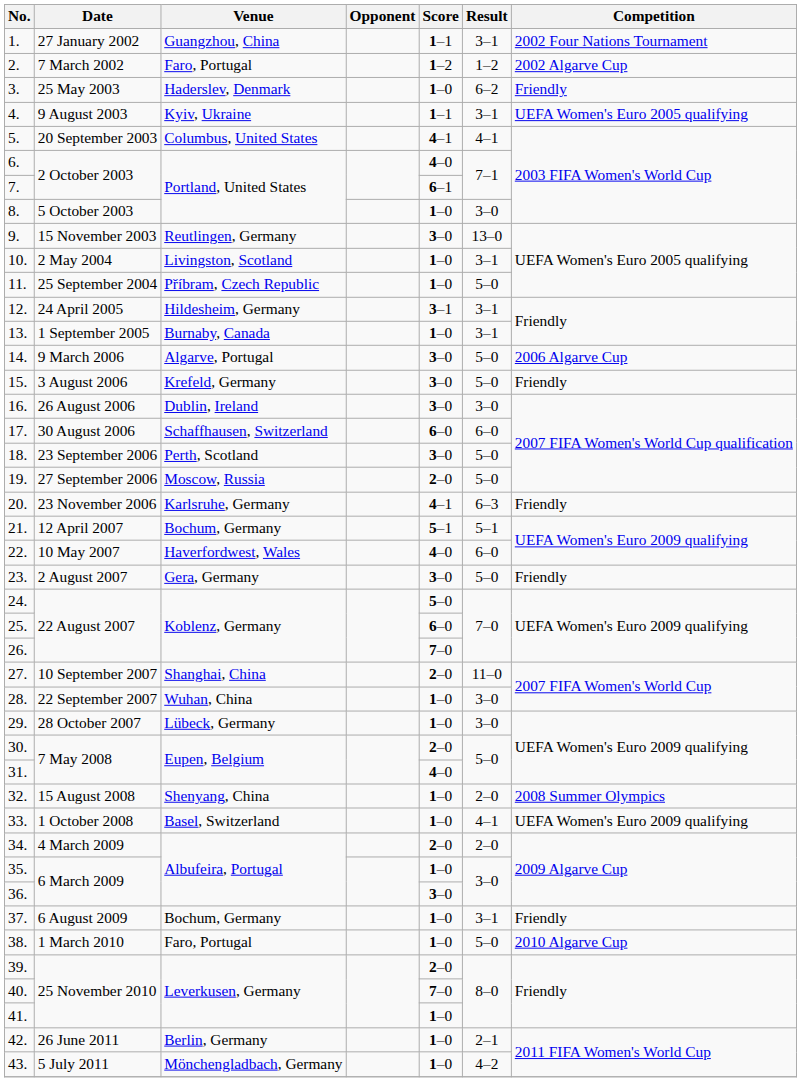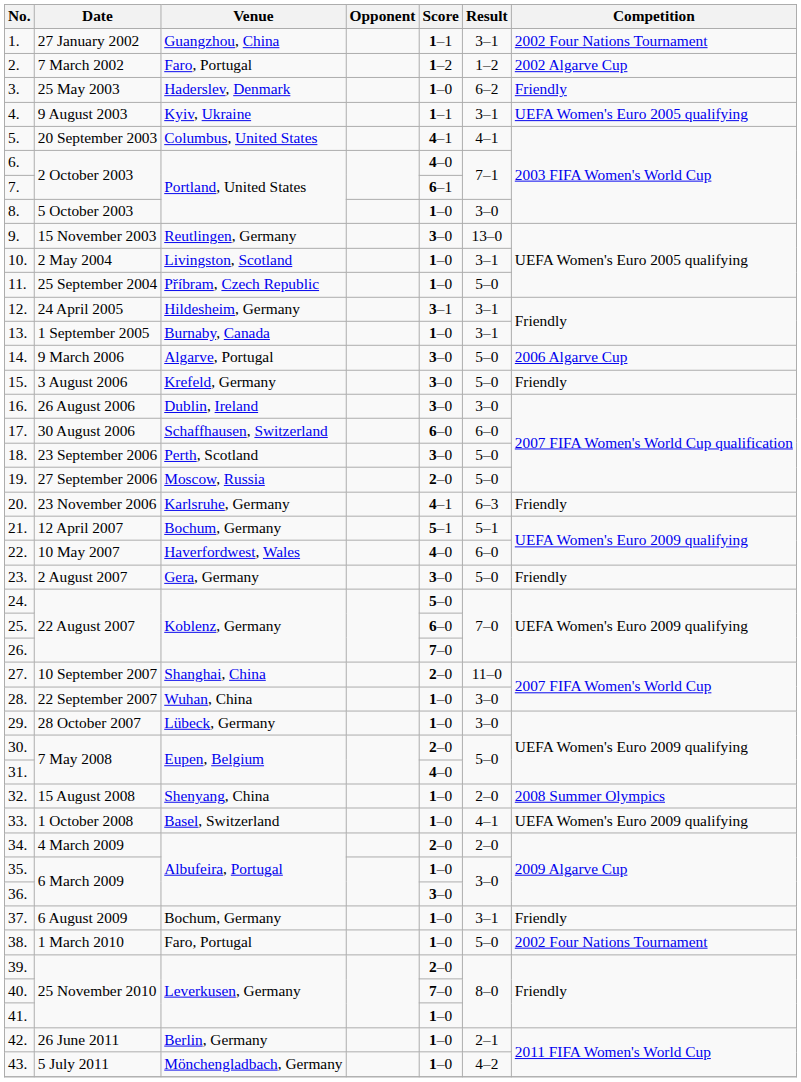(571, 942) 2010 Algarve Cup -> (611, 942) 2002 Four Nations Tournament
